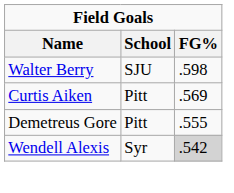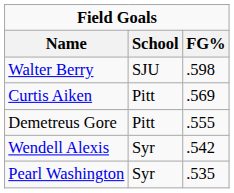(193, 148) lightgrey background -> (201, 148) no background
+ row: (66, 174)
